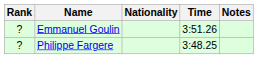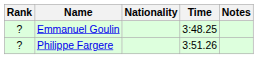(200, 29) 3:51.26 -> (200, 29) 3:48.25
(200, 45) 3:48.25 -> (200, 45) 3:51.26
